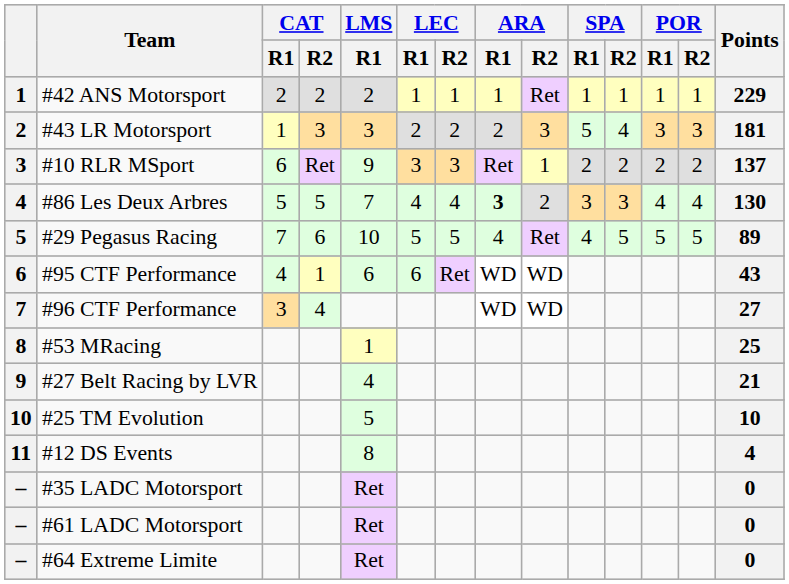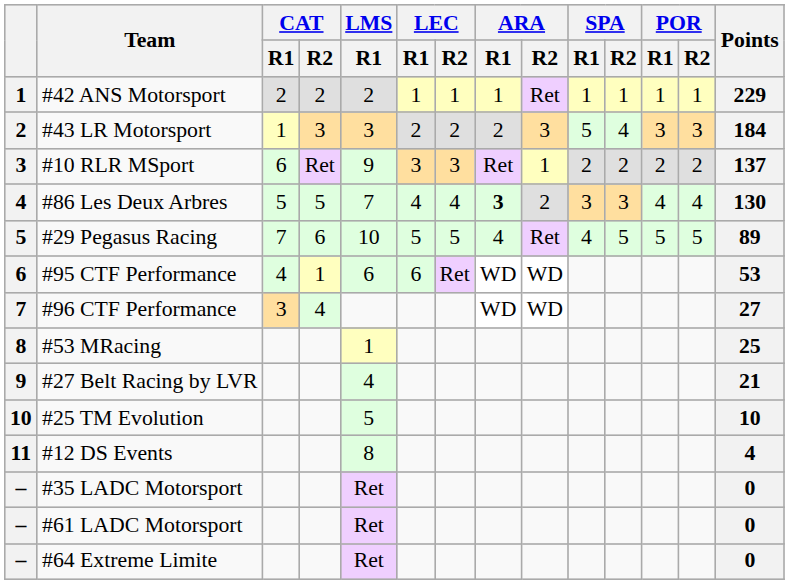(750, 129) 181 -> (750, 129) 184
(750, 273) 43 -> (750, 273) 53
